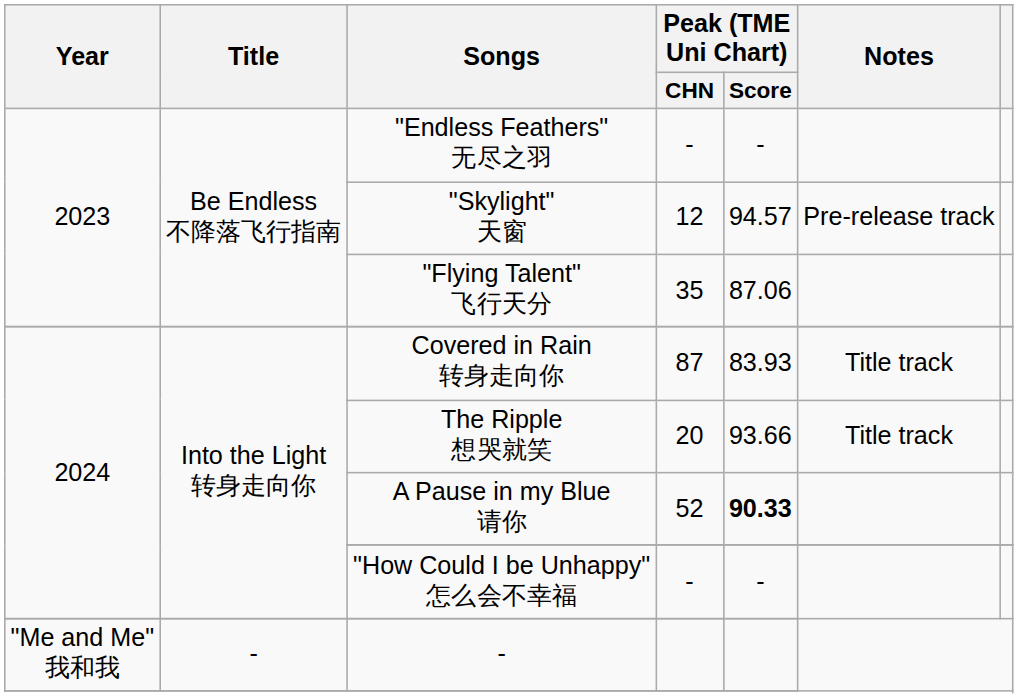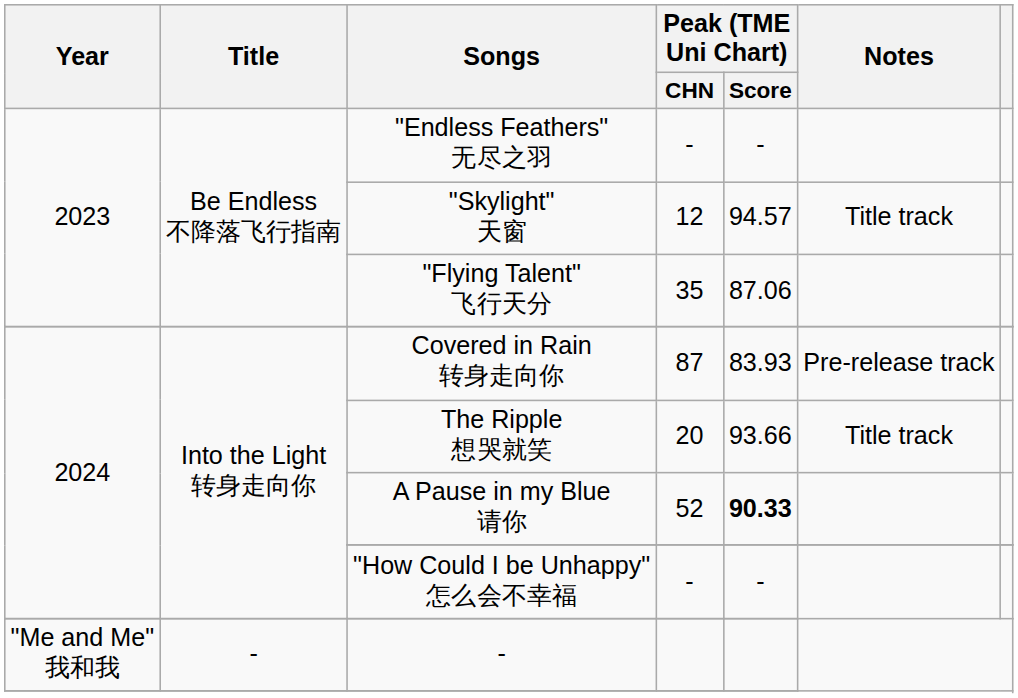(899, 217) Pre-release track -> (899, 217) Title track
(899, 363) Title track -> (899, 363) Pre-release track
